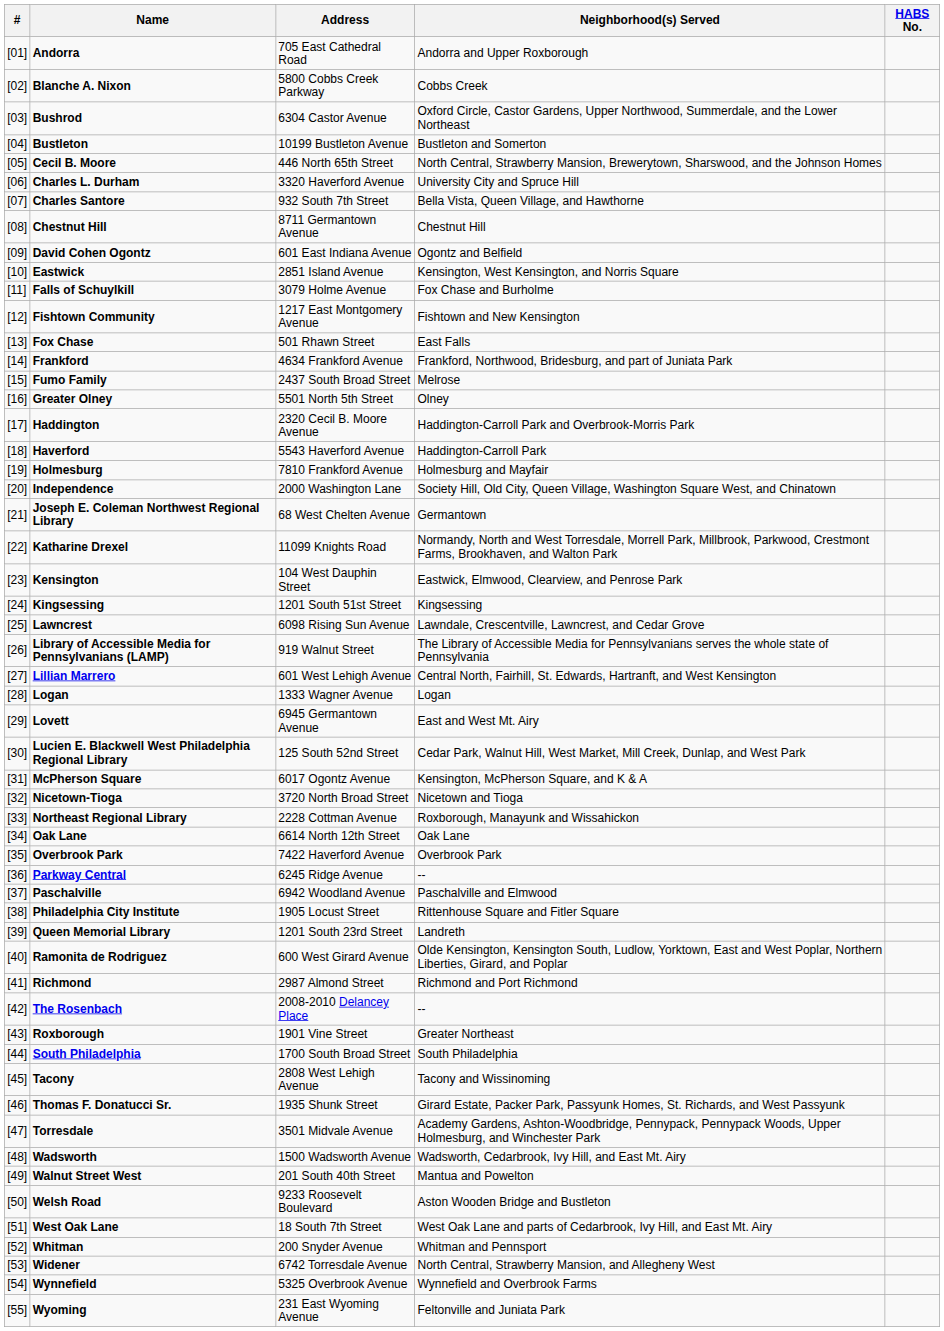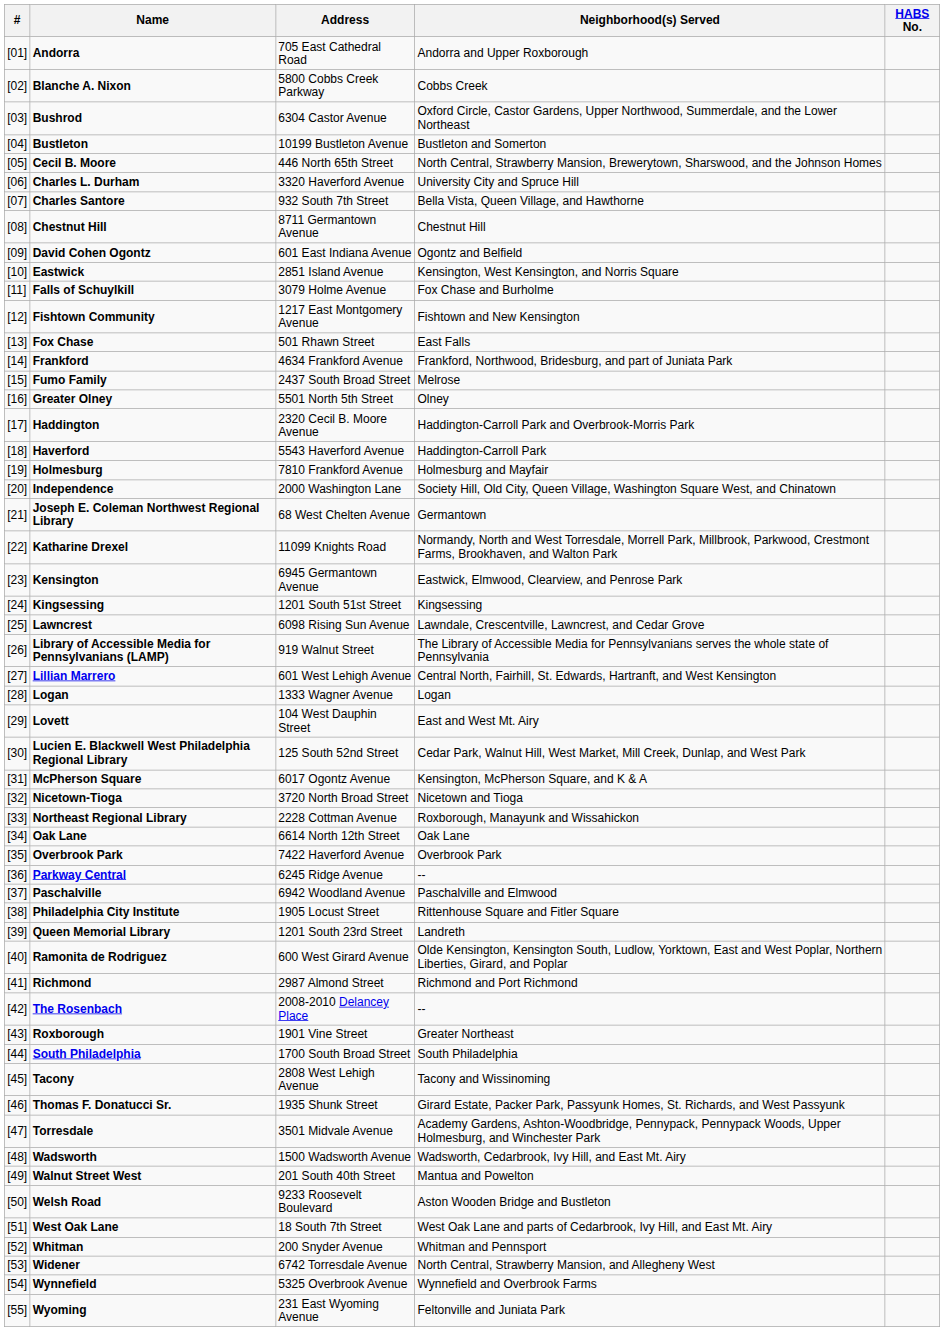(328, 579) 104 West Dauphin Street -> (328, 579) 6945 Germantown Avenue
(328, 721) 6945 Germantown Avenue -> (328, 721) 104 West Dauphin Street
